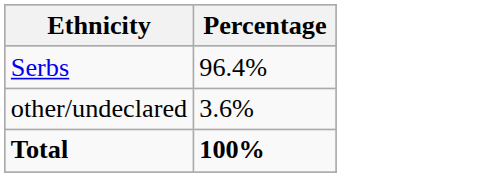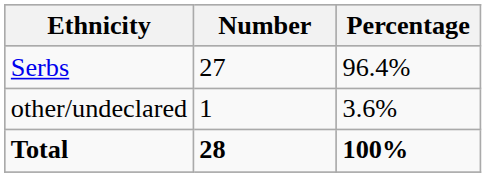+ column: (265, 25)
